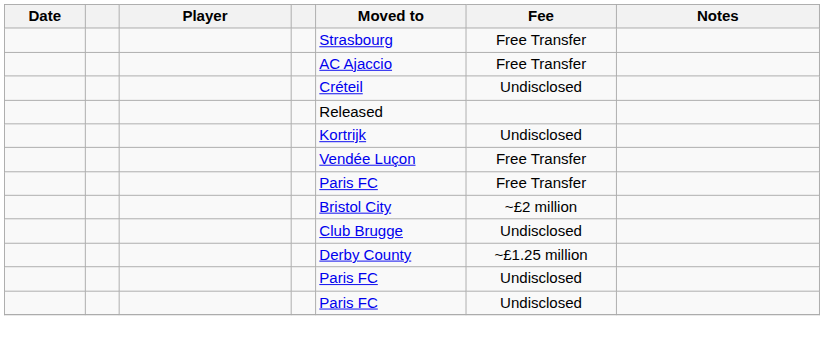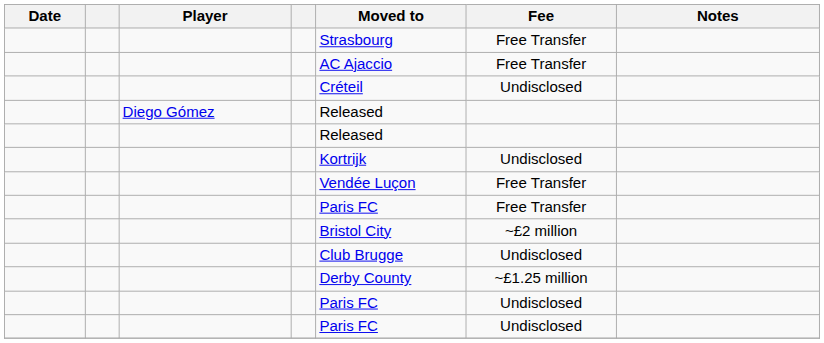+ row: (45, 112)
